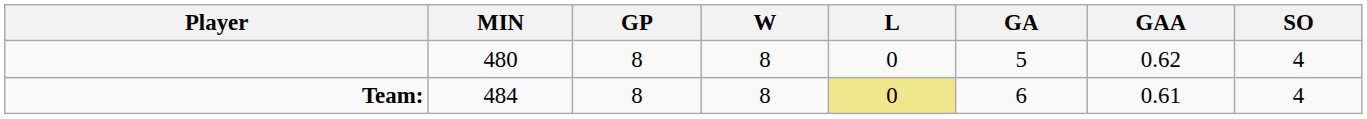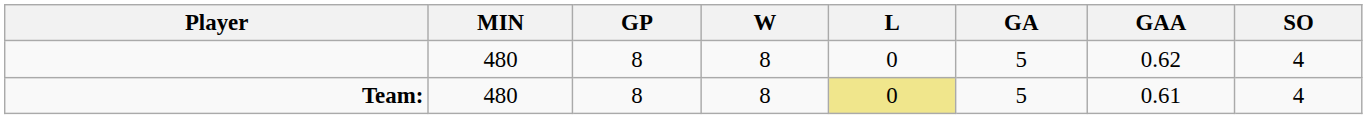(501, 95) 484 -> (501, 95) 480
(1021, 95) 6 -> (1021, 95) 5
